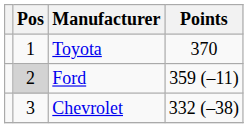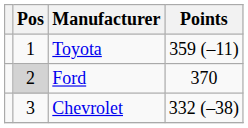(204, 49) 370 -> (204, 49) 359 (–11)
(204, 78) 359 (–11) -> (204, 78) 370
